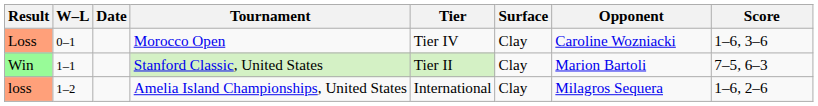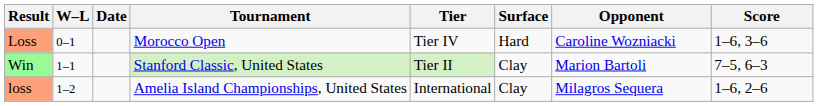(513, 40) Clay -> (514, 40) Hard
